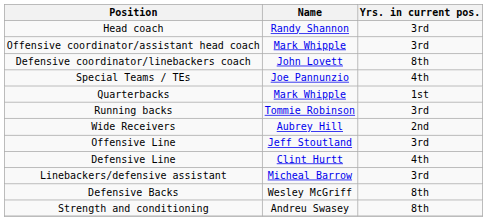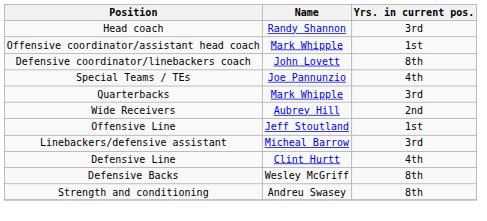(420, 45) 3rd -> (414, 45) 1st
(420, 94) 1st -> (414, 94) 3rd
- row: (133, 110)
(420, 143) 3rd -> (414, 127) 1st
rows swapped: (133, 159) <-> (133, 176)
